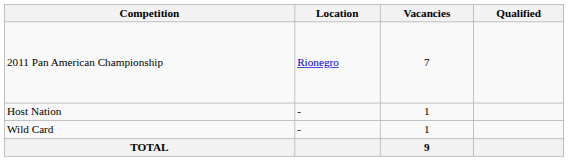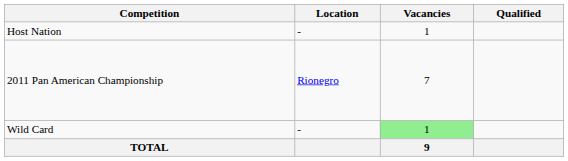rows swapped: (85, 62) <-> (34, 111)
(427, 129) no background -> (427, 129) lightgreen background
